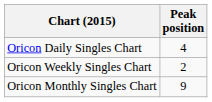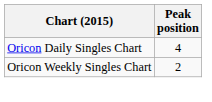- row: (82, 86)
